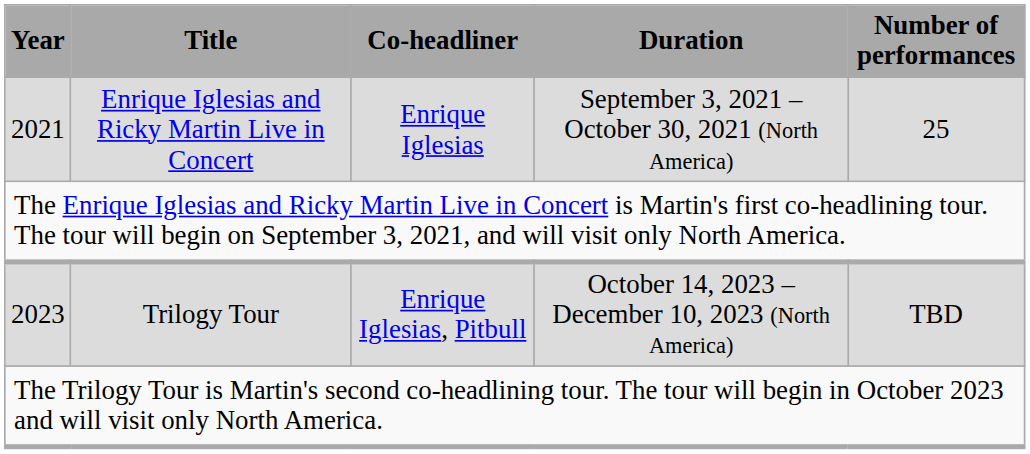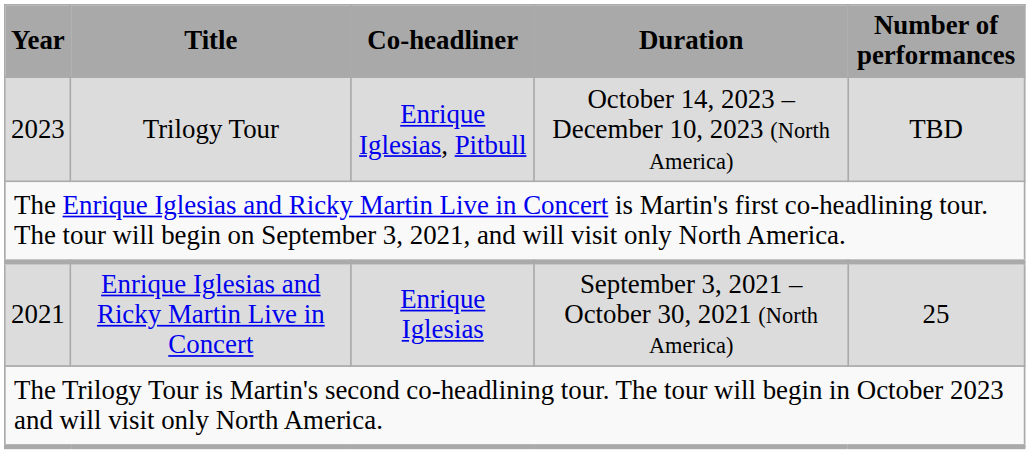rows swapped: (38, 128) <-> (38, 314)
